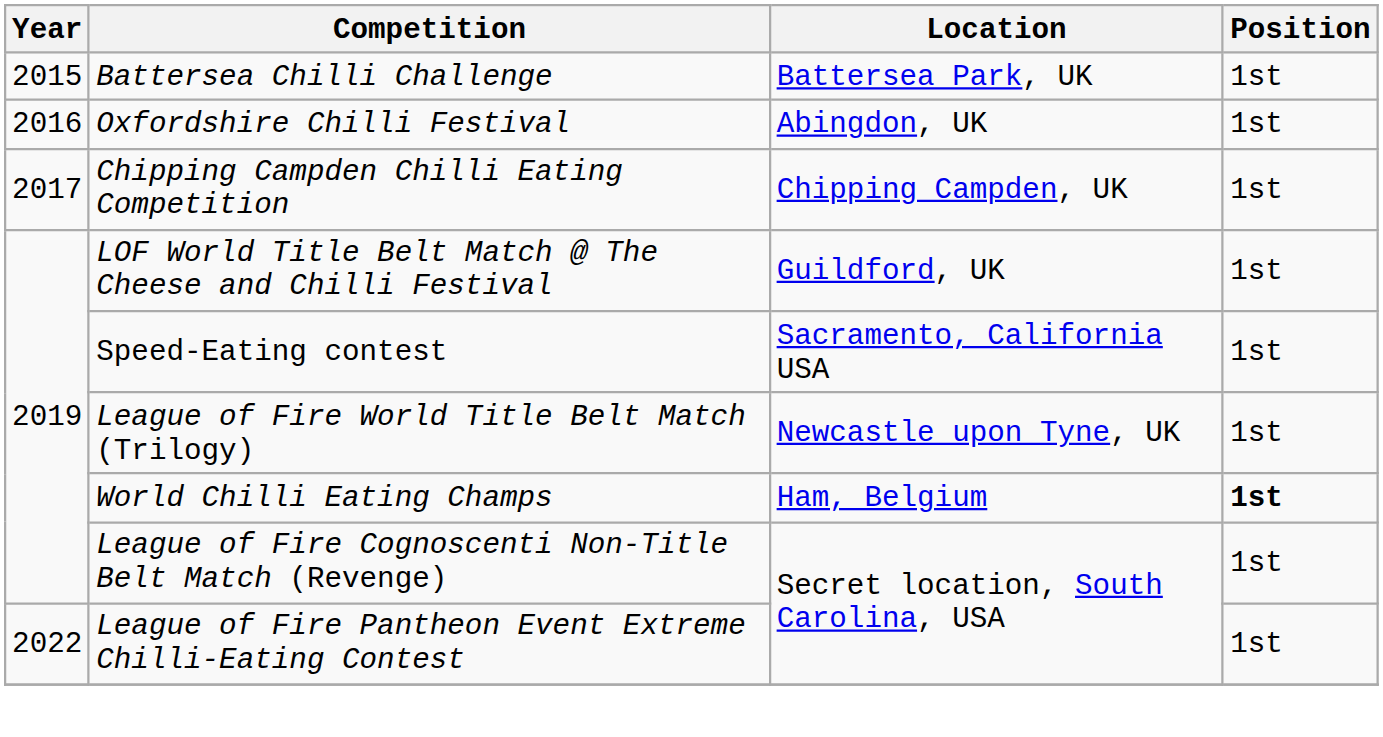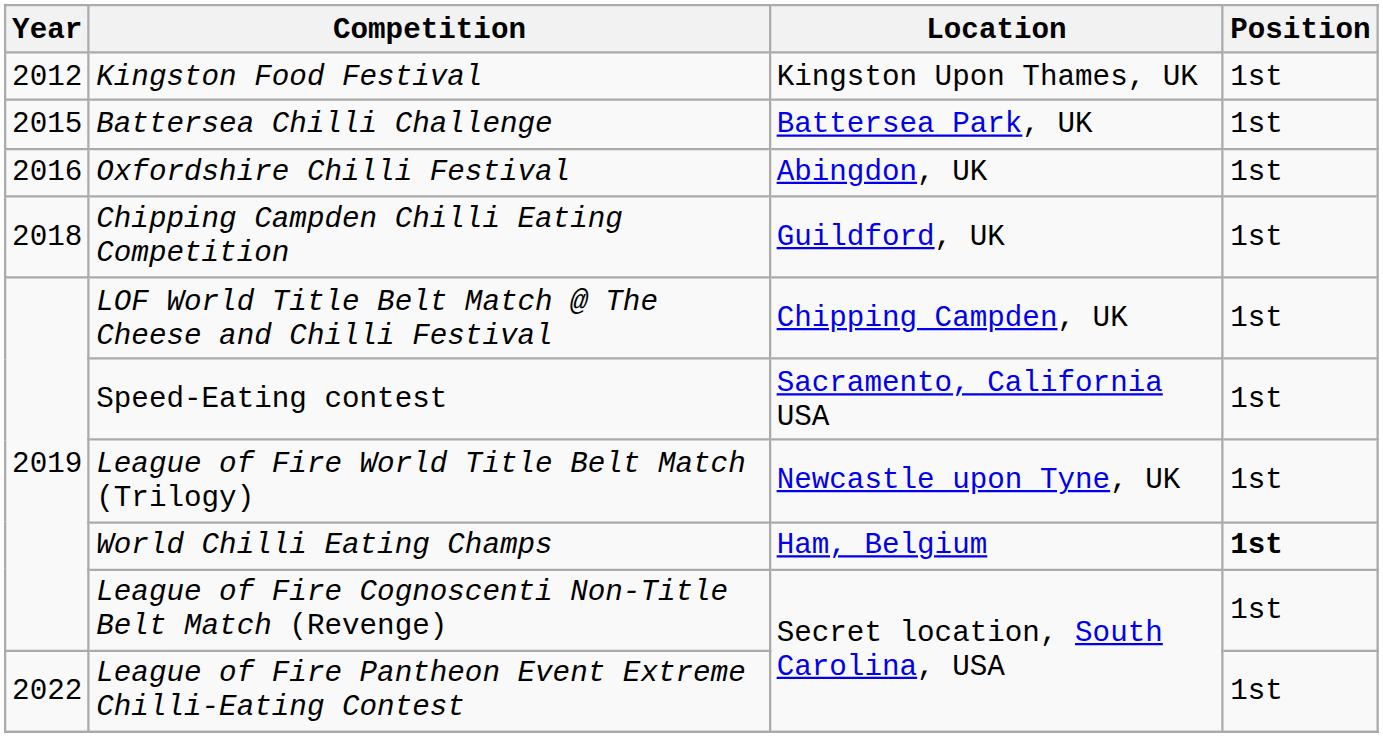+ row: (289, 77)
(47, 189) 2017 -> (47, 237) 2018
(952, 189) Chipping Campden, UK -> (891, 237) Guildford, UK
(891, 270) Guildford, UK -> (952, 318) Chipping Campden, UK
